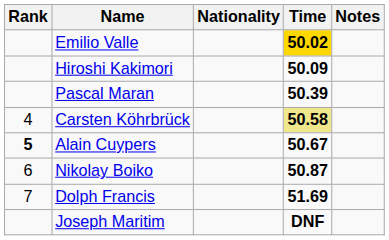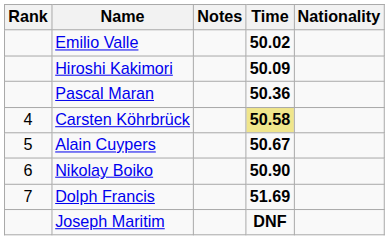columns swapped: (239, 17) <-> (358, 17)
(308, 42) gold background -> (270, 42) no background
(308, 94) 50.39 -> (270, 94) 50.36
(28, 145) bold -> (28, 145) normal
(308, 171) 50.87 -> (270, 171) 50.90
